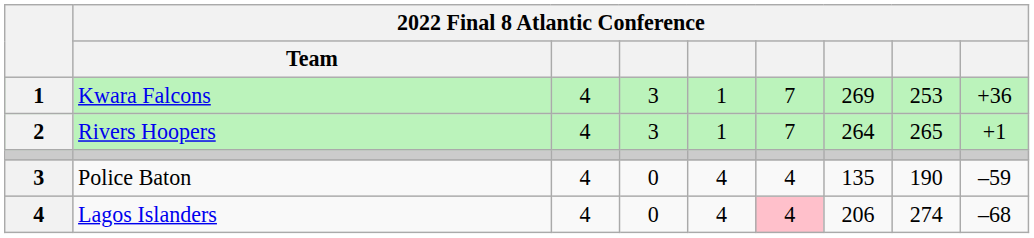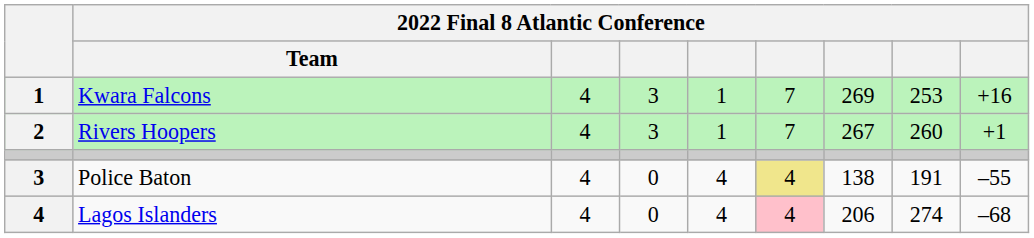(994, 95) +36 -> (994, 95) +16
(858, 131) 264 -> (858, 131) 267
(926, 131) 265 -> (926, 131) 260
(790, 178) no background -> (790, 178) khaki background
(858, 178) 135 -> (858, 178) 138
(926, 178) 190 -> (926, 178) 191
(995, 178) –59 -> (995, 178) –55
